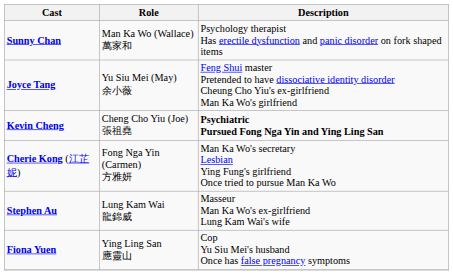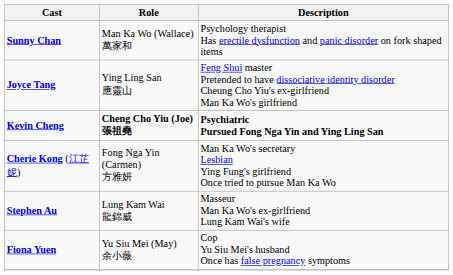(139, 84) Yu Siu Mei (May) 余小薇 -> (132, 84) Ying Ling San 應靈山
(145, 125) normal -> (147, 125) bold
(132, 249) Ying Ling San 應靈山 -> (139, 249) Yu Siu Mei (May) 余小薇
